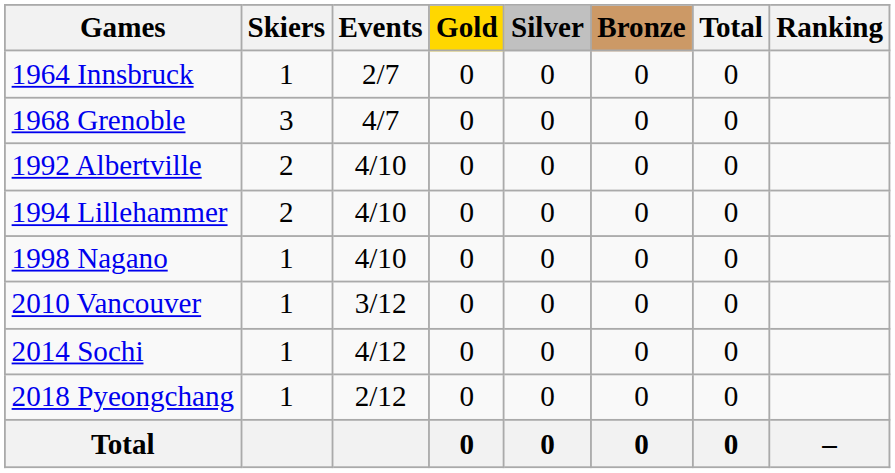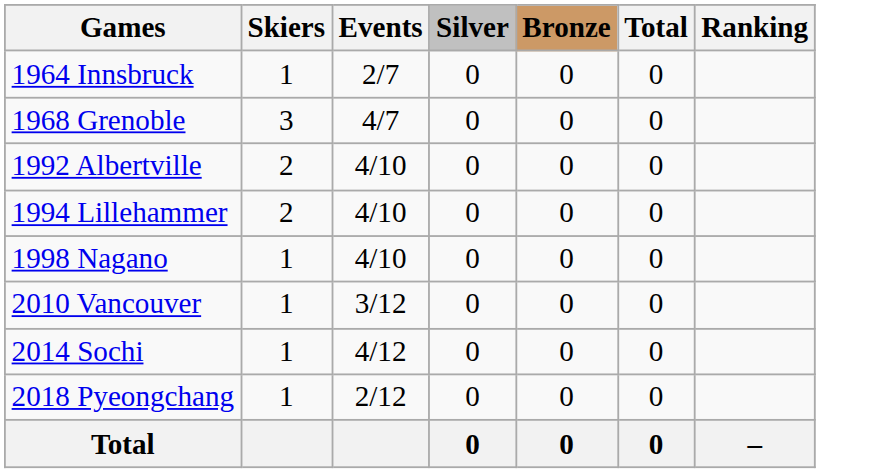- column: (467, 27)
